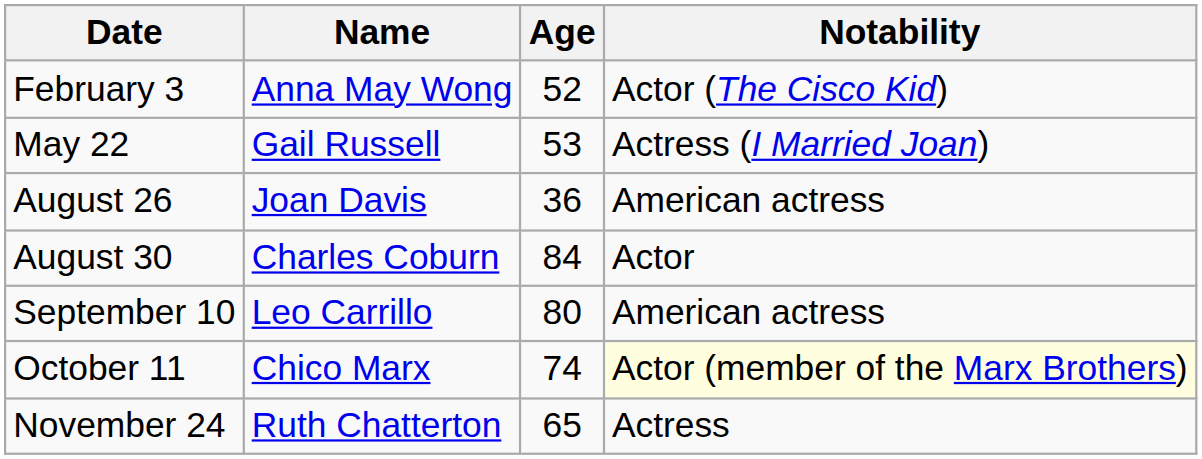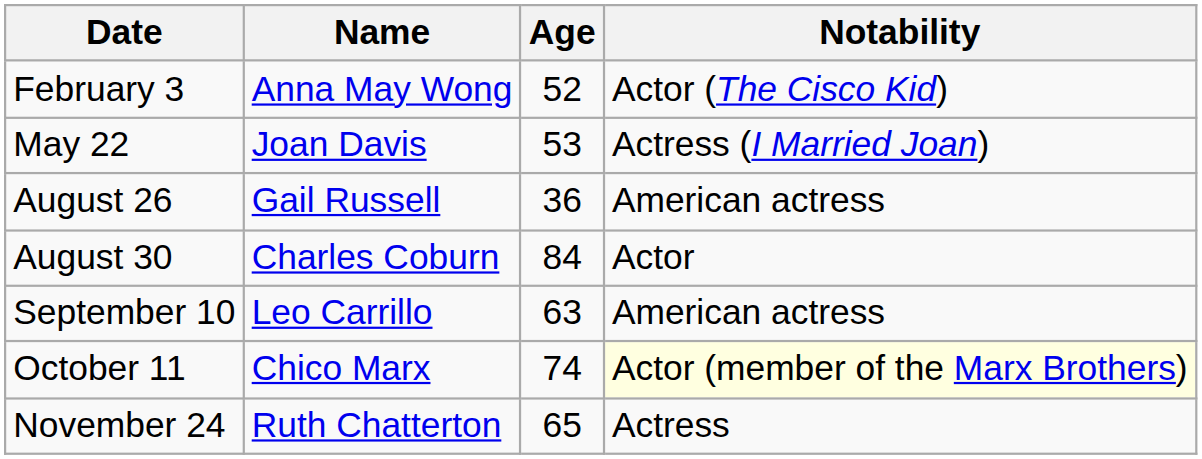(346, 144) Gail Russell -> (339, 144) Joan Davis
(339, 200) Joan Davis -> (346, 200) Gail Russell
(562, 312) 80 -> (562, 312) 63
